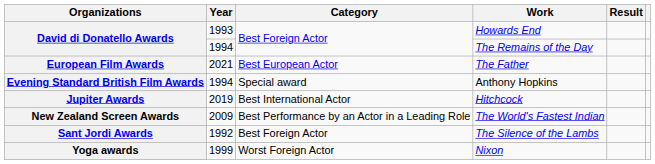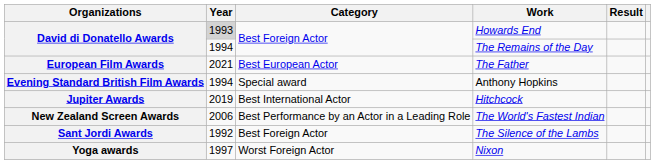(221, 30) no background -> (221, 30) lightgrey background
(221, 116) 2009 -> (221, 116) 2006
(221, 151) 1999 -> (221, 151) 1997
